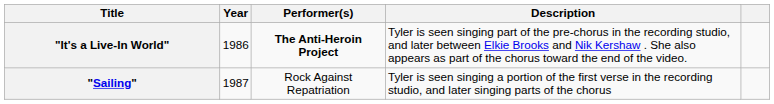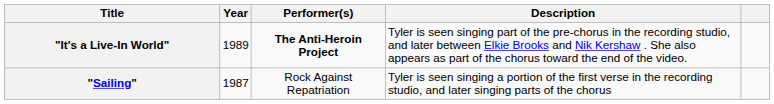(236, 45) 1986 -> (236, 45) 1989
